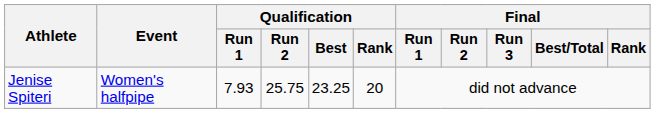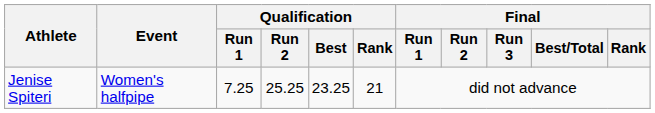(239, 88) 7.93 -> (239, 88) 7.25
(285, 88) 25.75 -> (285, 88) 25.25
(375, 88) 20 -> (375, 88) 21
